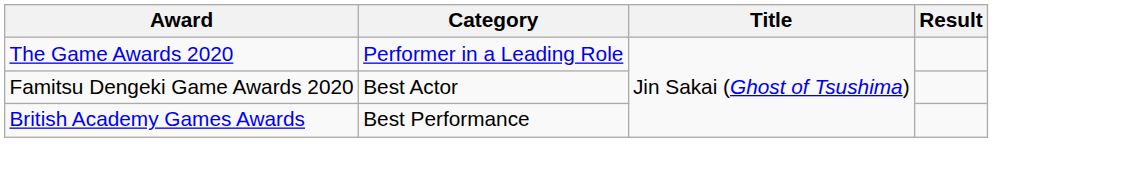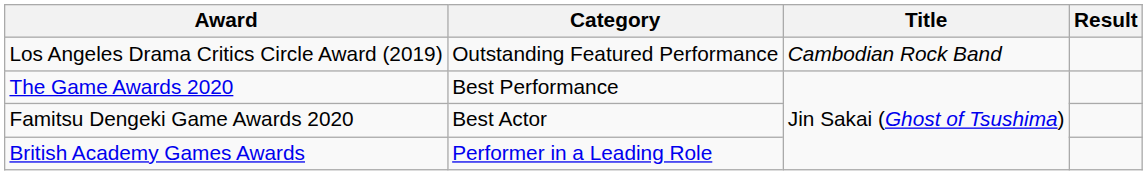+ row: (226, 53)
(493, 53) Performer in a Leading Role -> (535, 86) Best Performance
(446, 119) Best Performance -> (582, 152) Performer in a Leading Role
